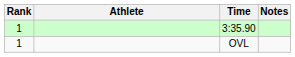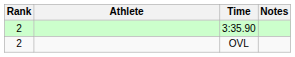(19, 28) 1 -> (19, 28) 2
(19, 44) 1 -> (19, 44) 2
